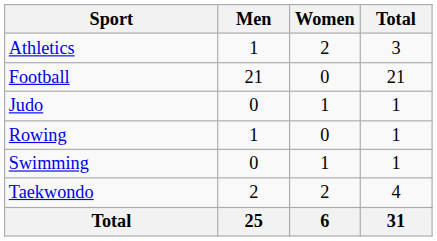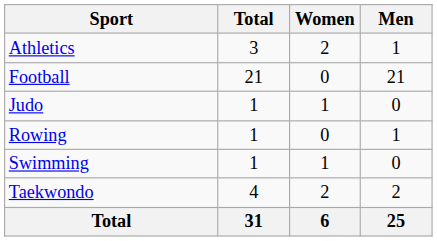columns swapped: (254, 18) <-> (396, 18)
